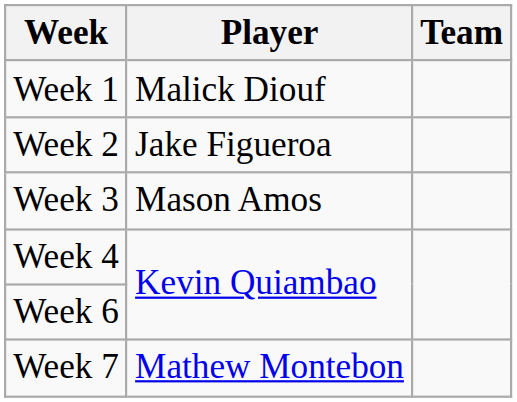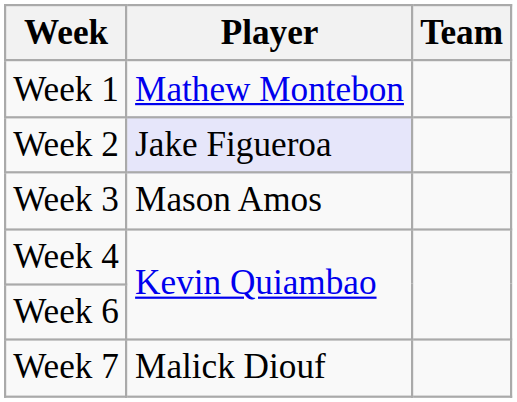(230, 88) Malick Diouf -> (270, 88) Mathew Montebon
(233, 144) no background -> (233, 144) lavender background
(270, 367) Mathew Montebon -> (230, 367) Malick Diouf
